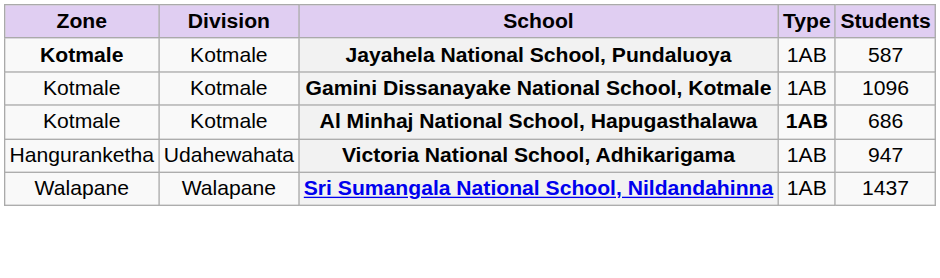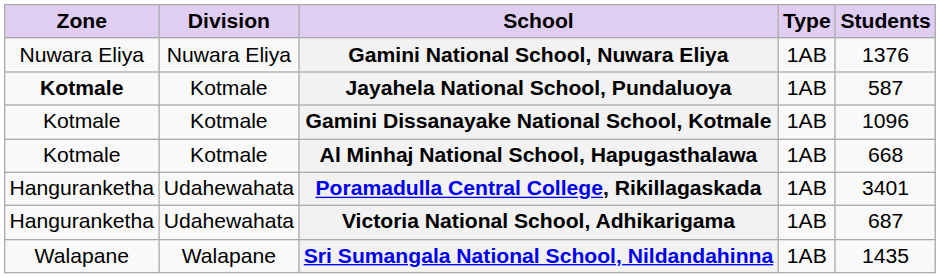+ row: (538, 54)
(807, 121) bold -> (807, 155) normal
(886, 121) 686 -> (886, 155) 668
+ row: (538, 188)
(886, 155) 947 -> (886, 222) 687
(886, 188) 1437 -> (886, 255) 1435
